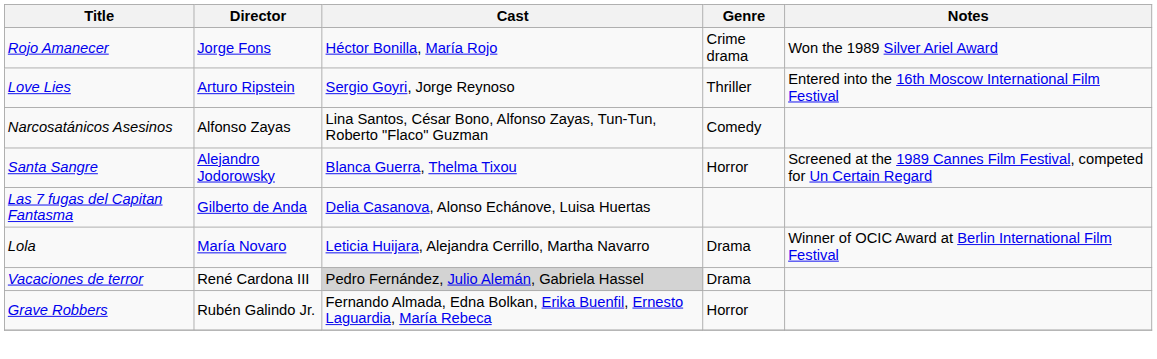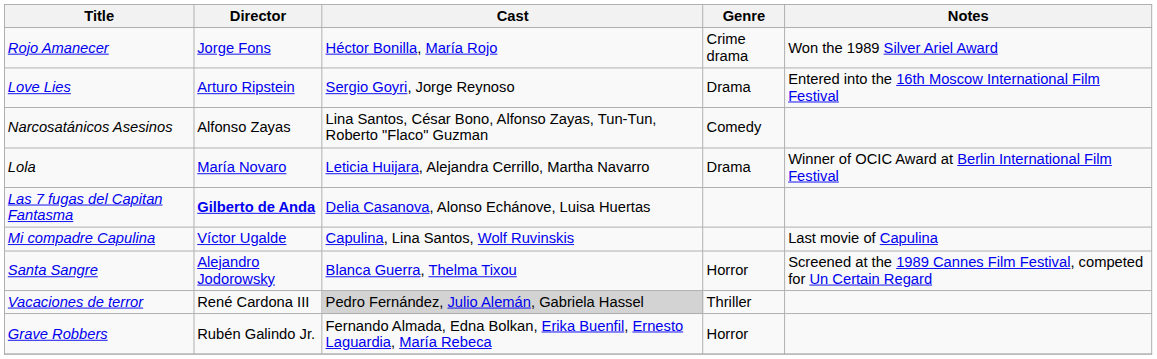(729, 87) Thriller -> (729, 87) Drama
rows swapped: (53, 167) <-> (22, 247)
(252, 207) normal -> (256, 207) bold
+ row: (81, 239)
(729, 278) Drama -> (729, 302) Thriller
